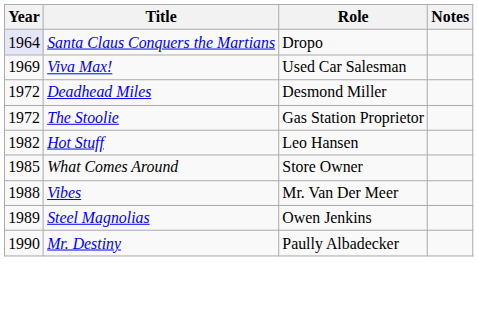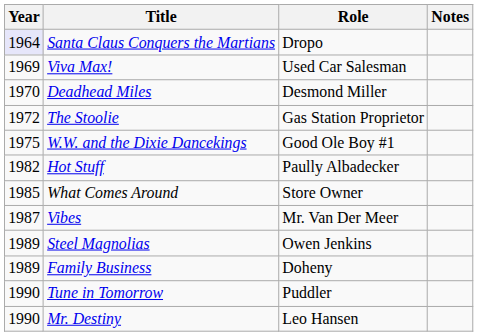(24, 92) 1972 -> (24, 92) 1970
+ row: (147, 142)
(320, 142) Leo Hansen -> (341, 167) Paully Albadecker
(24, 192) 1988 -> (24, 218) 1987
+ row: (99, 268)
+ row: (105, 293)
(341, 243) Paully Albadecker -> (320, 318) Leo Hansen
